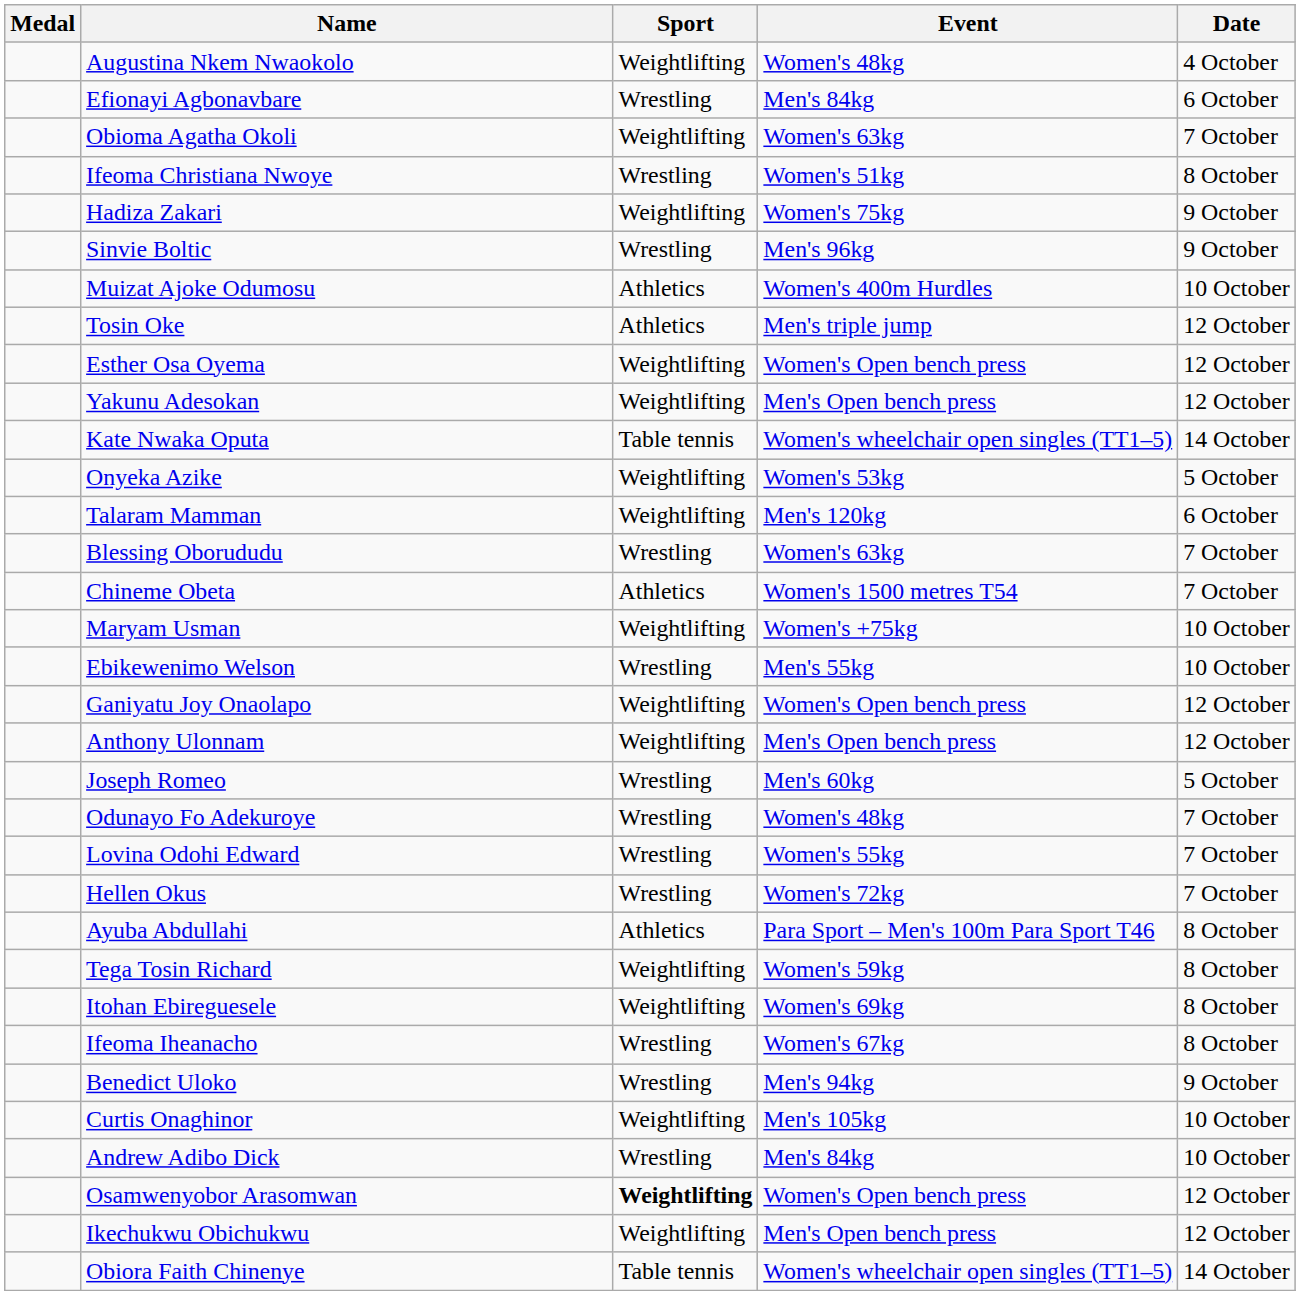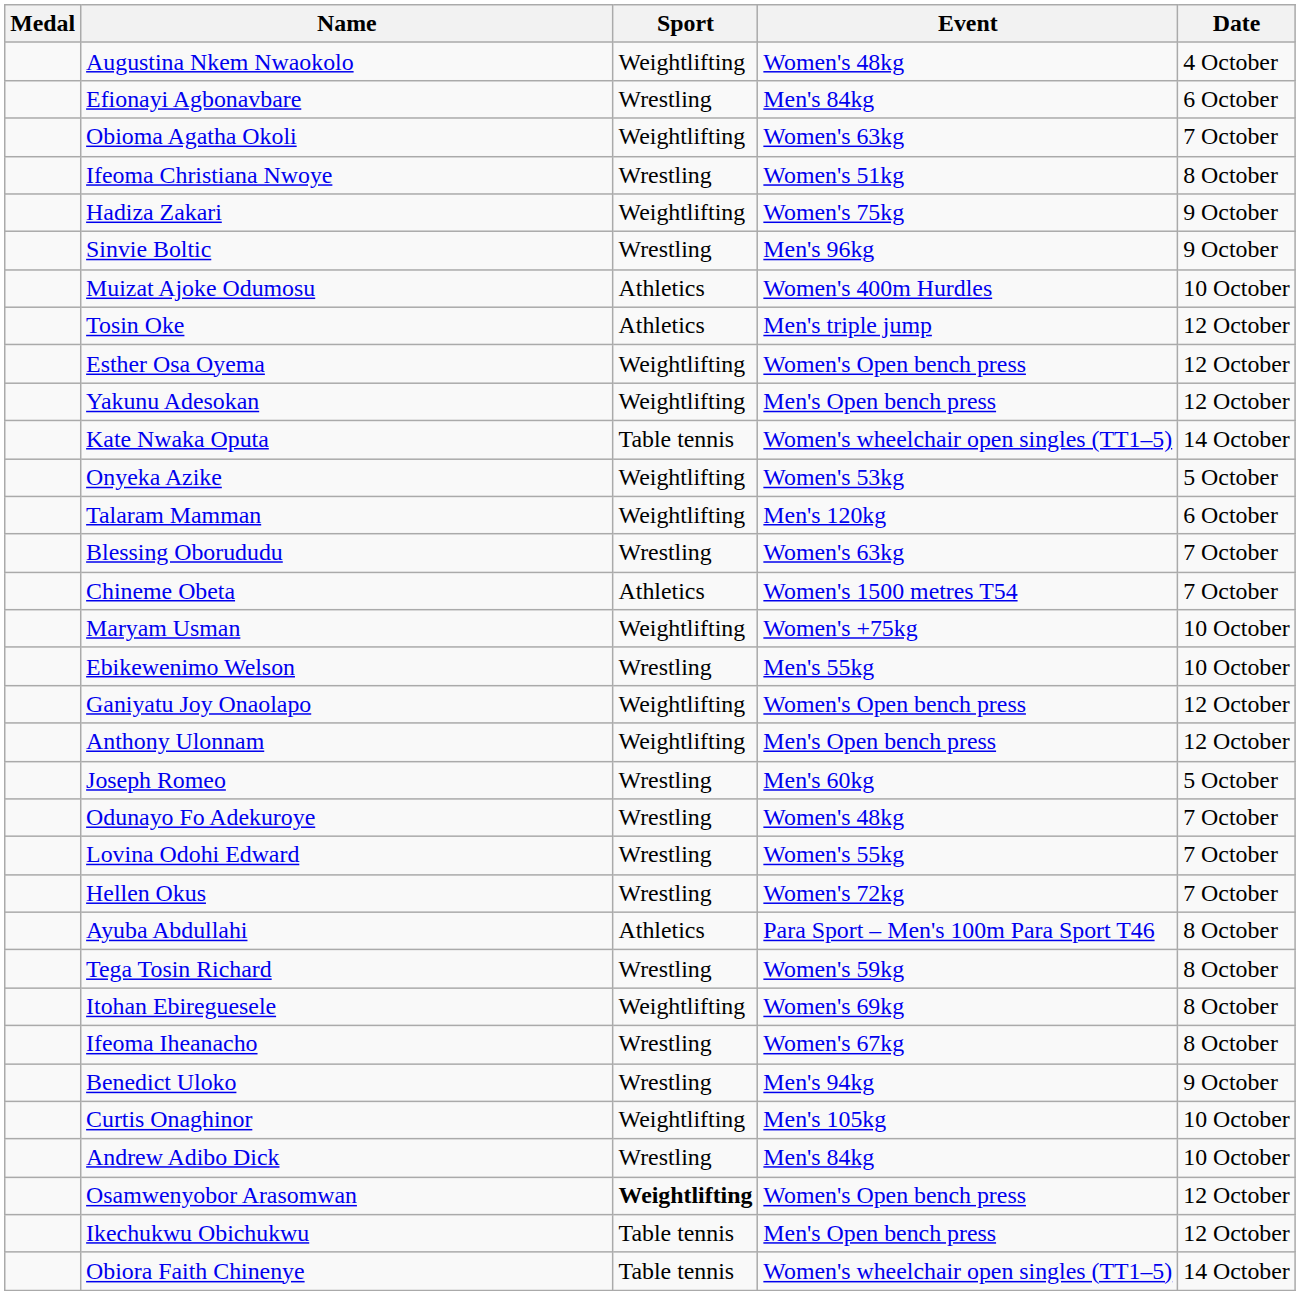(682, 968) Weightlifting -> (665, 968) Wrestling
(682, 1233) Weightlifting -> (676, 1233) Table tennis
